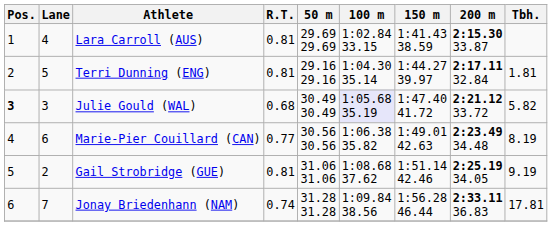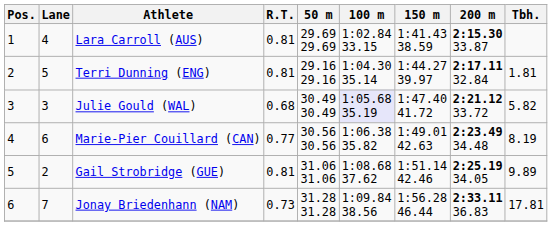(11, 106) bold -> (11, 106) normal
(522, 172) 9.19 -> (522, 172) 9.89
(281, 205) 0.74 -> (281, 205) 0.73
